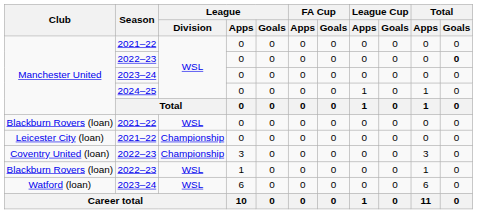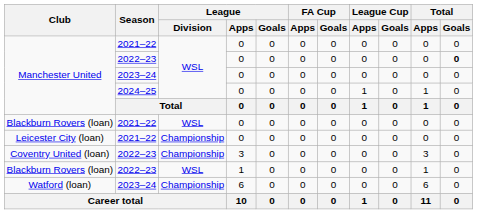(192, 185) WSL -> (192, 185) Championship
